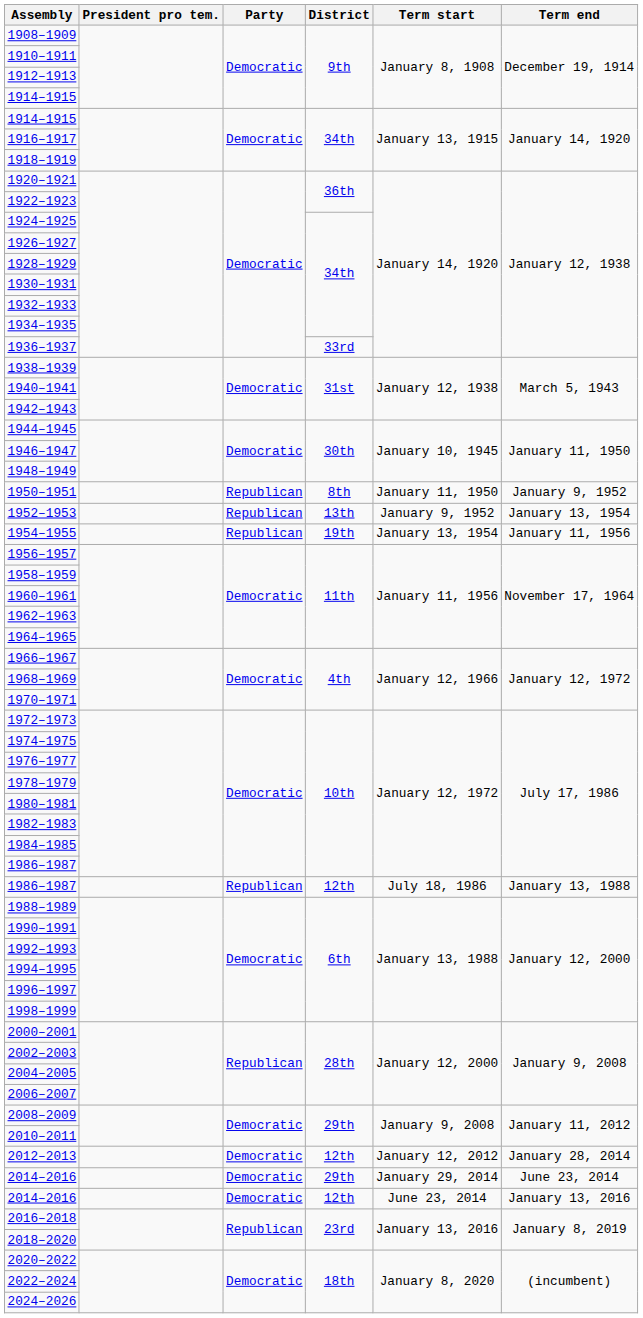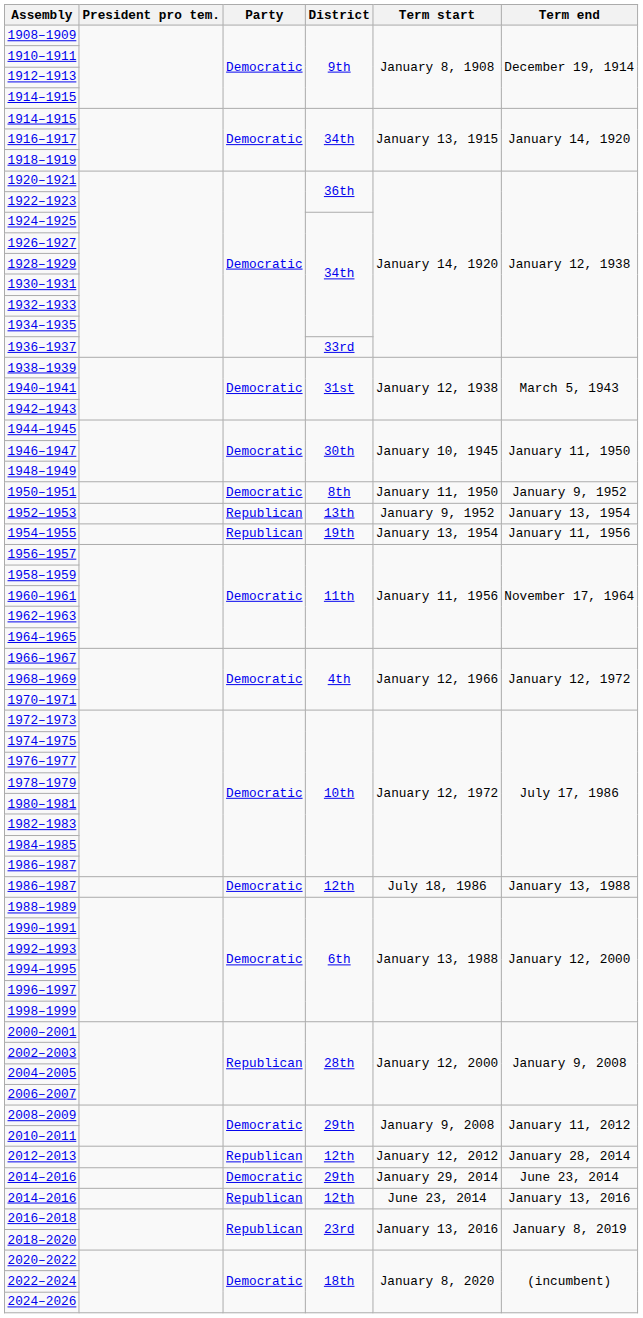(264, 492) Republican -> (264, 492) Democratic
(264, 887) Republican -> (264, 887) Democratic
(264, 1157) Democratic -> (264, 1157) Republican
(264, 1198) Democratic -> (264, 1198) Republican
